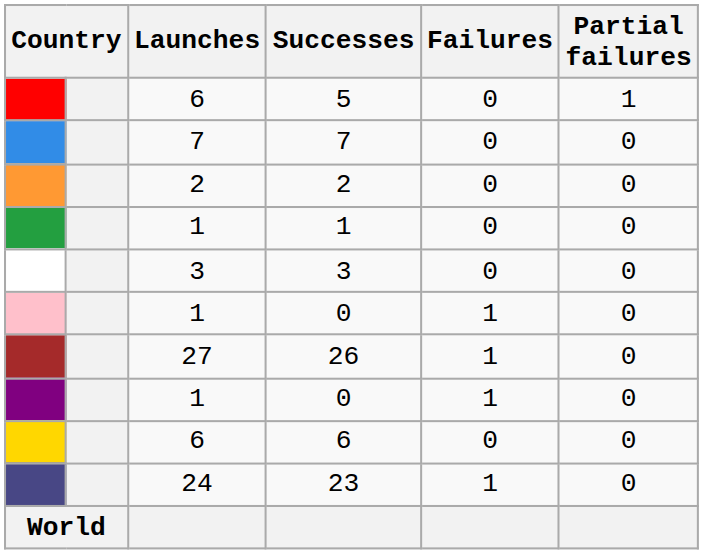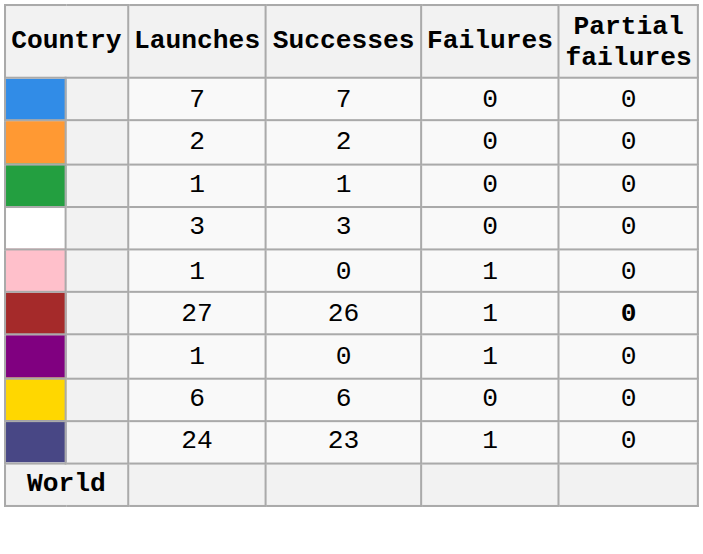- row: (197, 100)
(629, 356) normal -> (629, 314) bold
